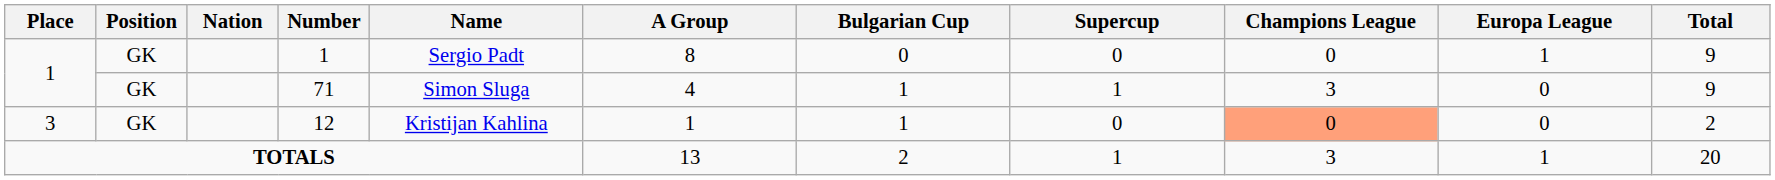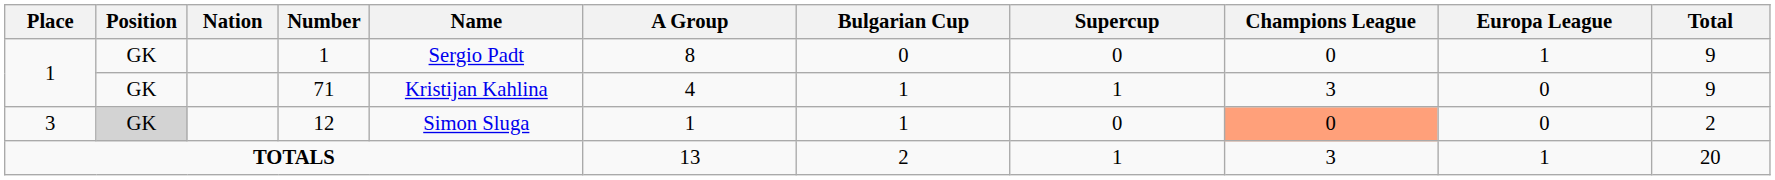(476, 89) Simon Sluga -> (476, 89) Kristijan Kahlina
(141, 123) no background -> (141, 123) lightgrey background
(476, 123) Kristijan Kahlina -> (476, 123) Simon Sluga
